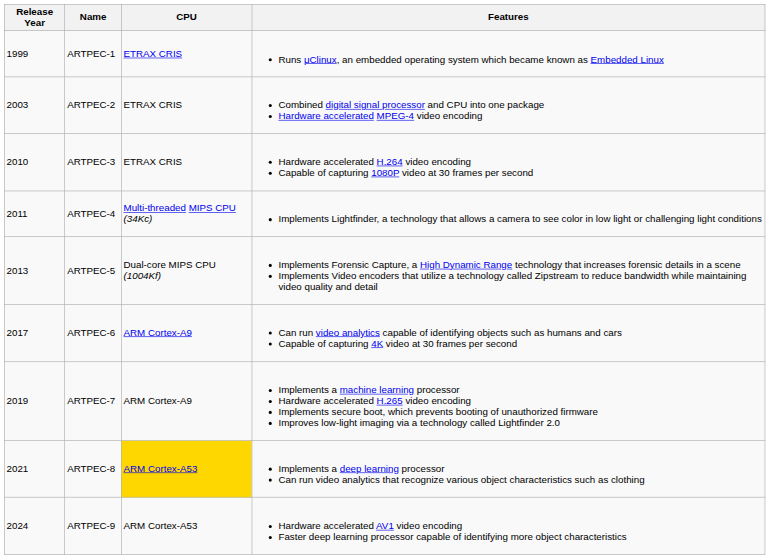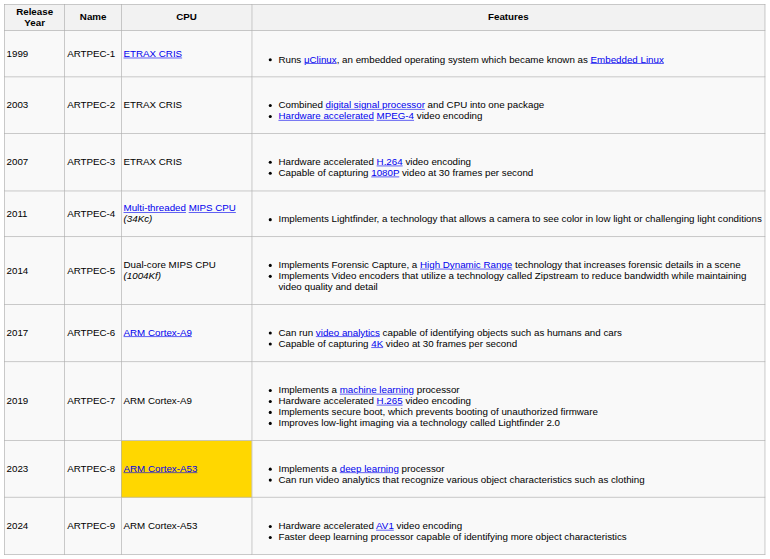(17, 162) 2010 -> (17, 162) 2007
(17, 270) 2013 -> (17, 270) 2014
(17, 469) 2021 -> (17, 469) 2023
